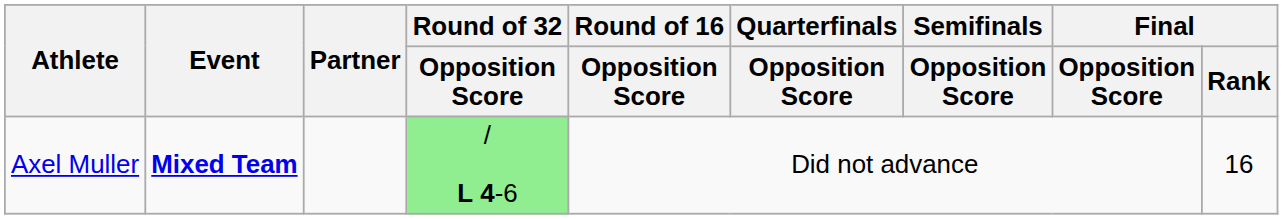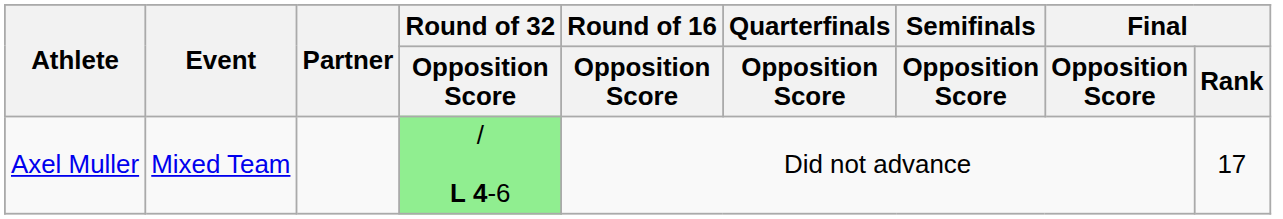(224, 165) bold -> (221, 165) normal
(1239, 165) 16 -> (1232, 165) 17
